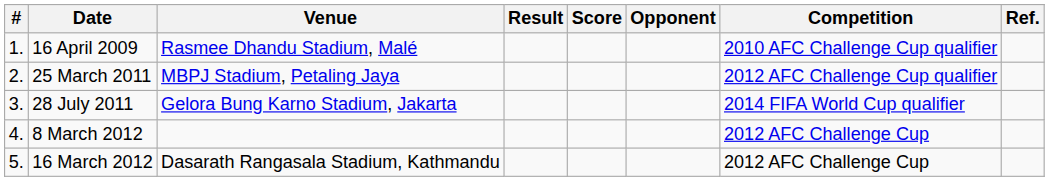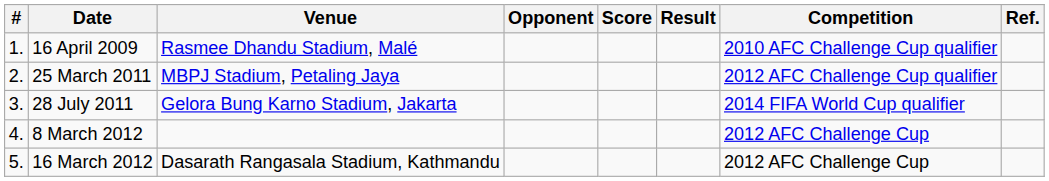columns swapped: (673, 18) <-> (536, 18)
